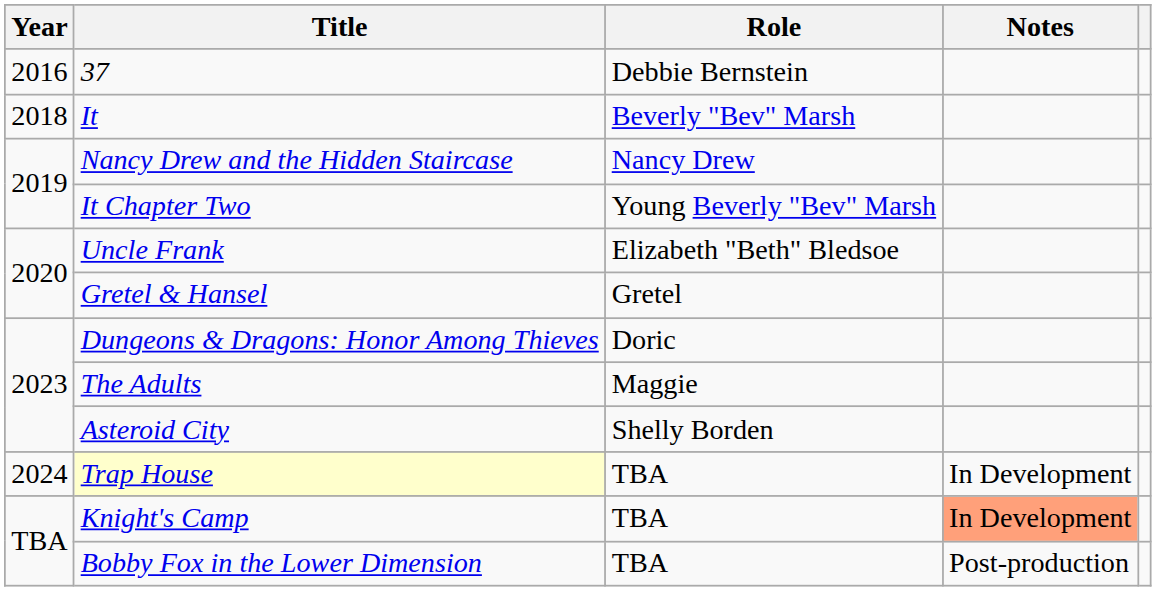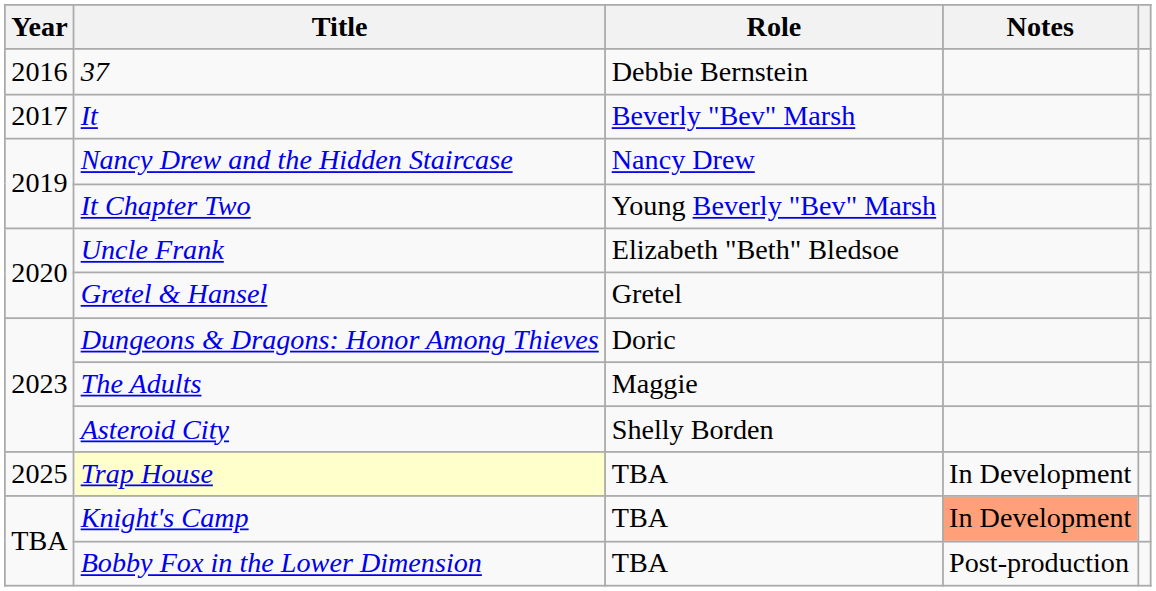(40, 116) 2018 -> (40, 116) 2017
(40, 473) 2024 -> (40, 473) 2025
